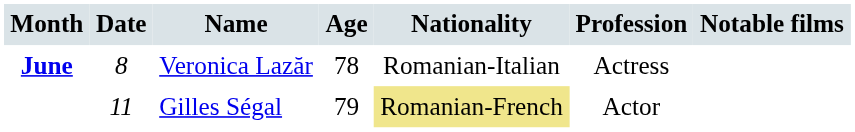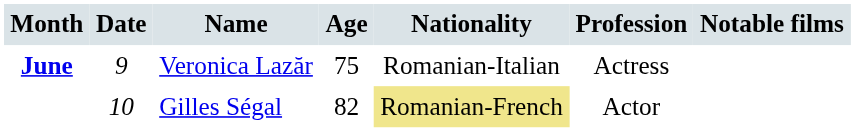(121, 65) 8 -> (121, 65) 9
(347, 65) 78 -> (347, 65) 75
(121, 106) 11 -> (121, 106) 10
(347, 106) 79 -> (347, 106) 82
